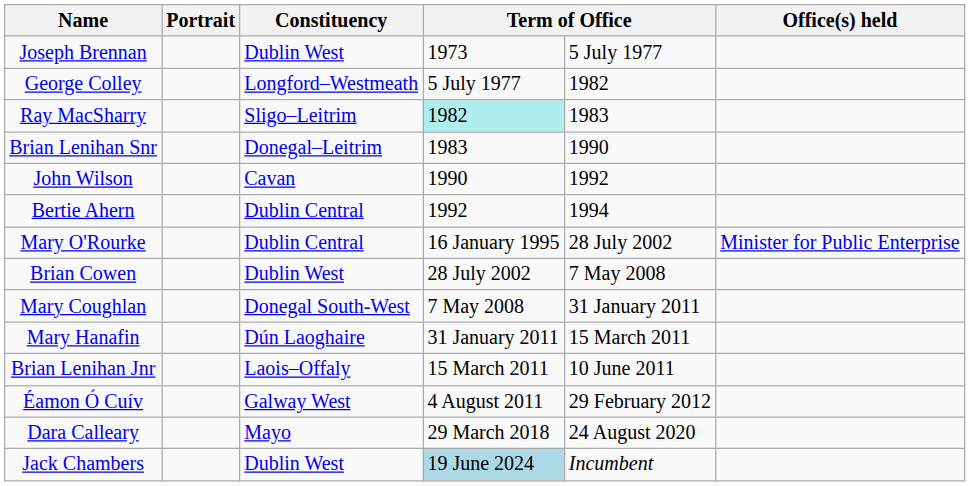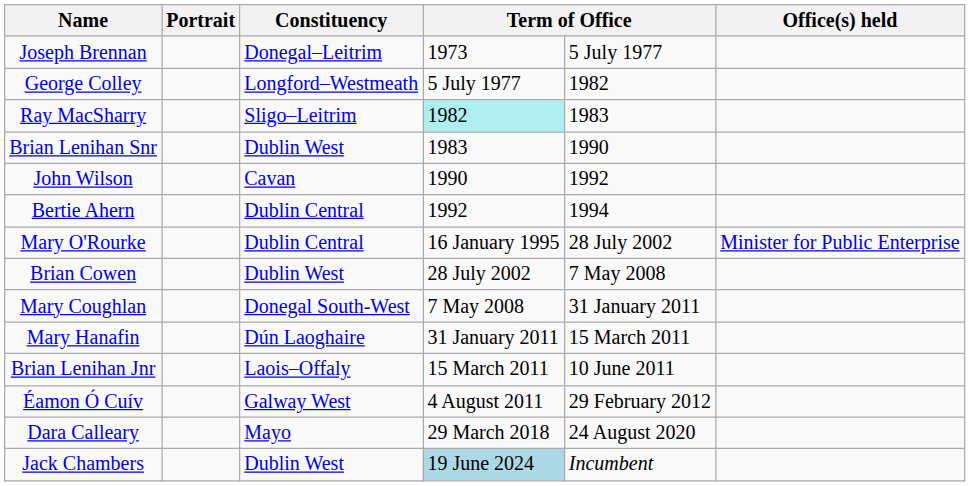(294, 52) Dublin West -> (313, 52) Donegal–Leitrim
(313, 147) Donegal–Leitrim -> (294, 147) Dublin West
